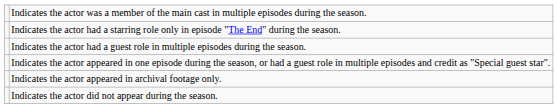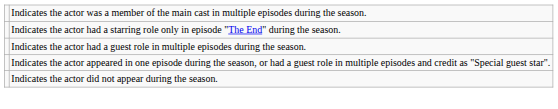- row: (116, 79)
